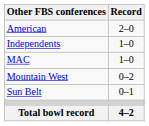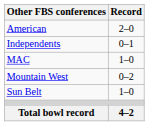(126, 44) 1–0 -> (126, 44) 0–1
(126, 92) 0–1 -> (126, 92) 1–0
